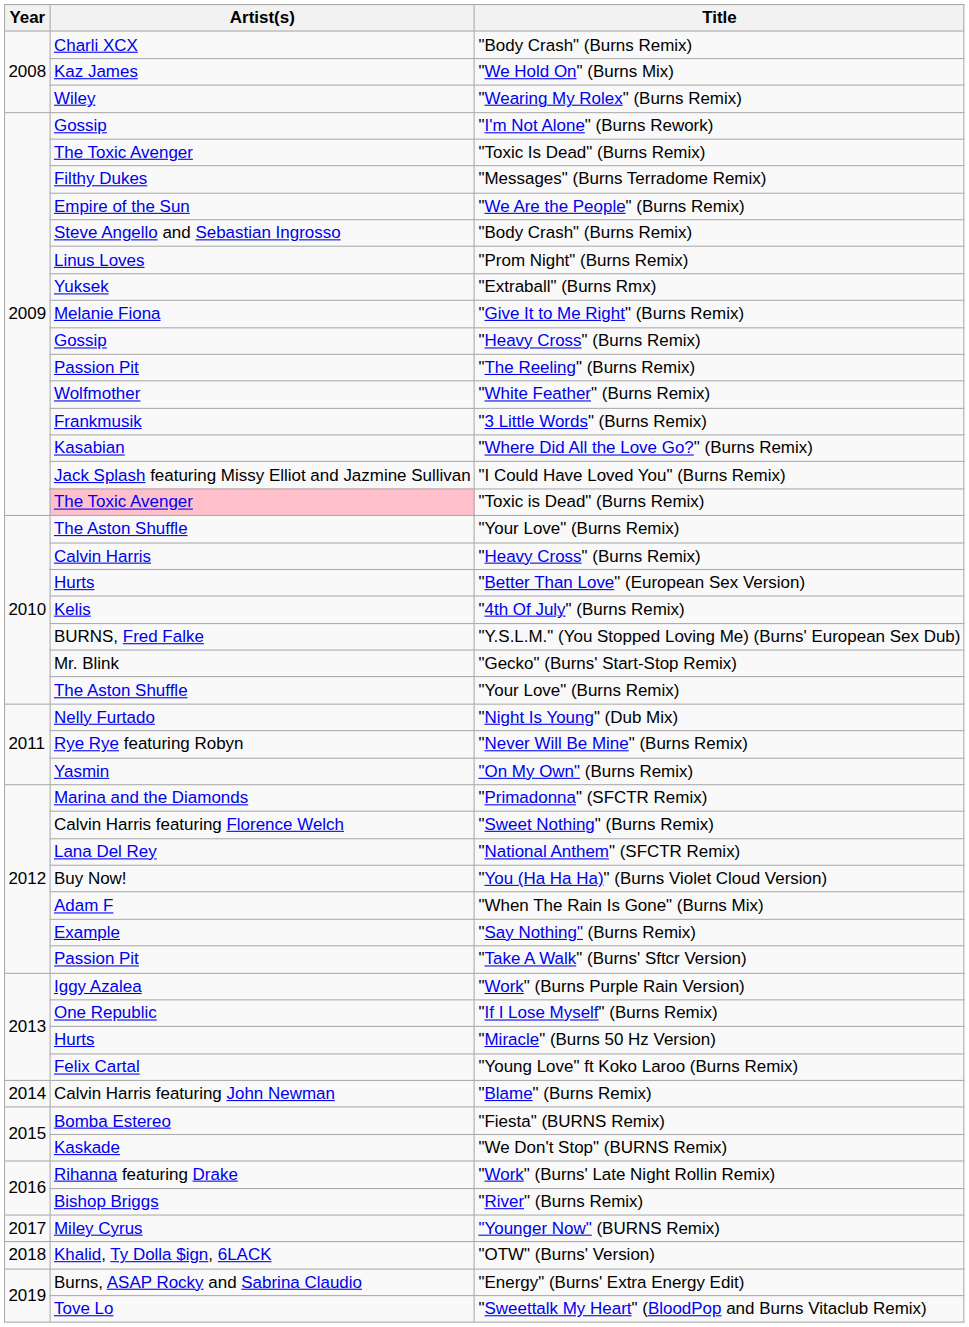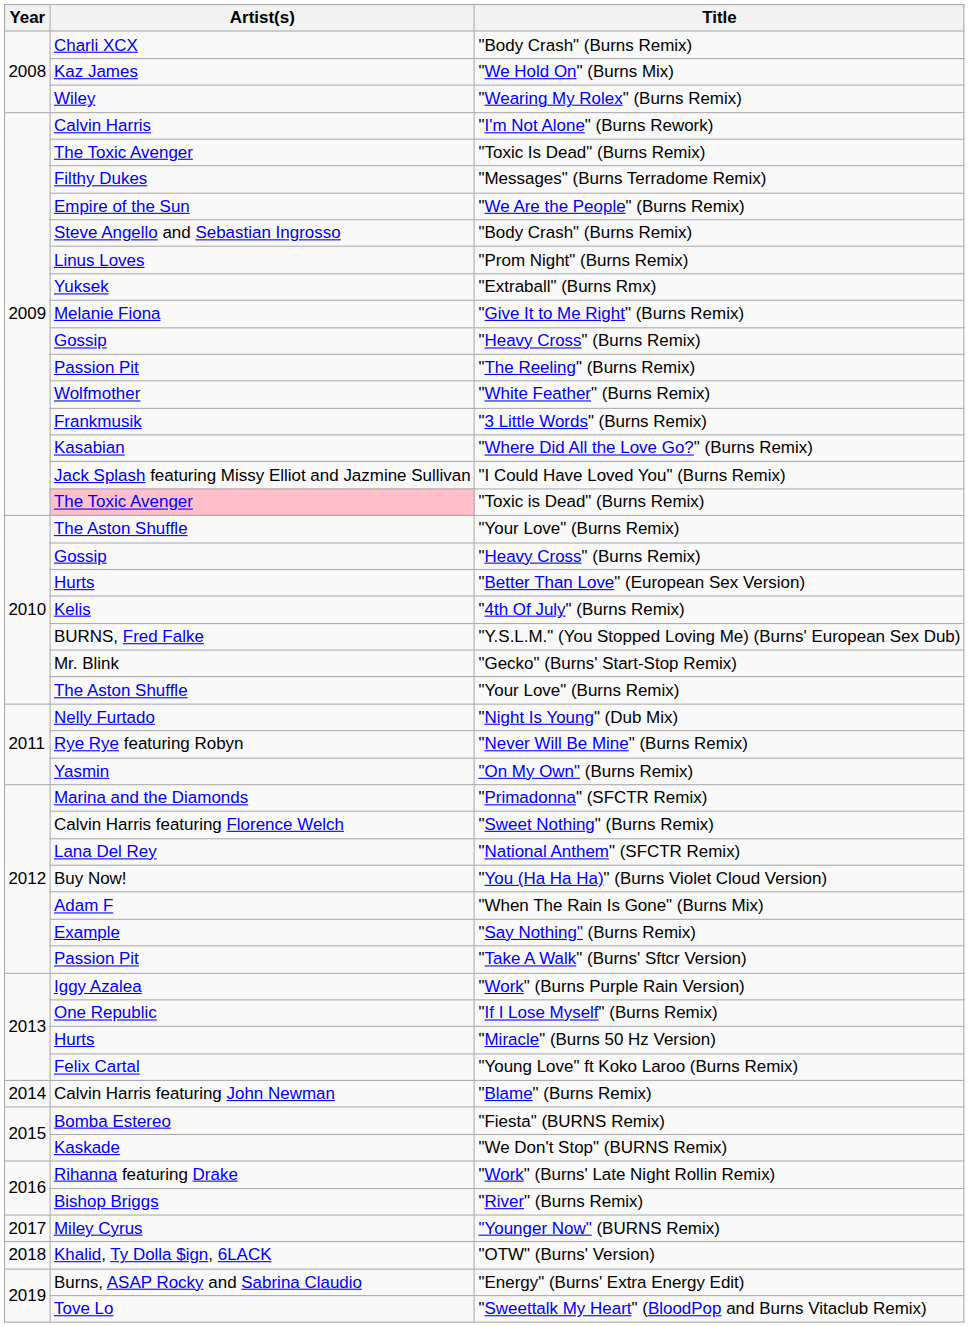(80, 125) Gossip -> (103, 125) Calvin Harris
(103, 555) Calvin Harris -> (80, 555) Gossip
